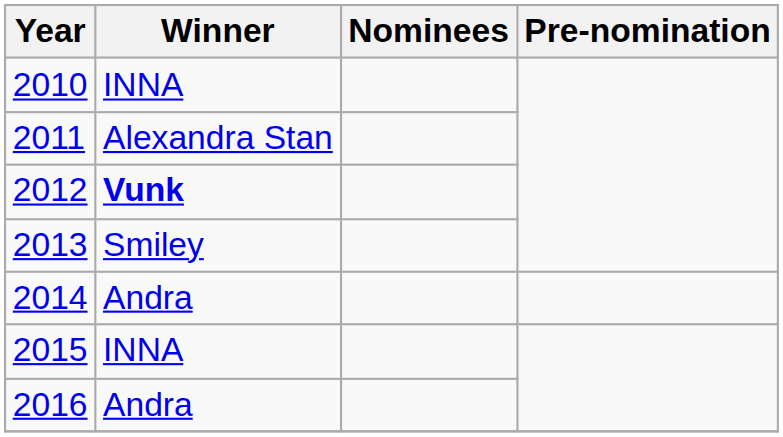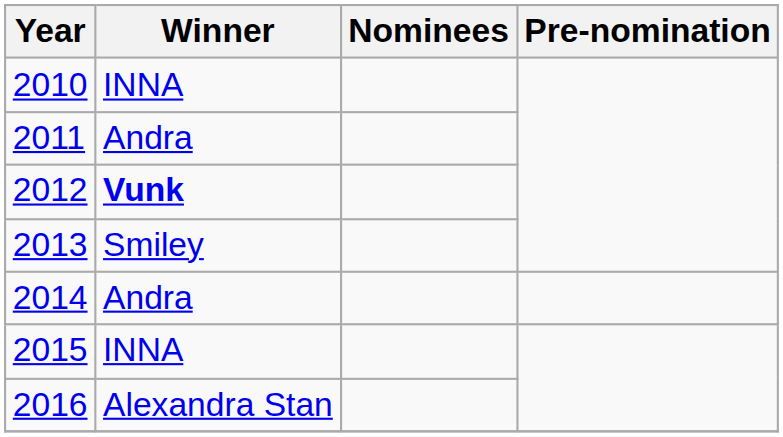(218, 137) Alexandra Stan -> (148, 137) Andra
(148, 404) Andra -> (218, 404) Alexandra Stan
